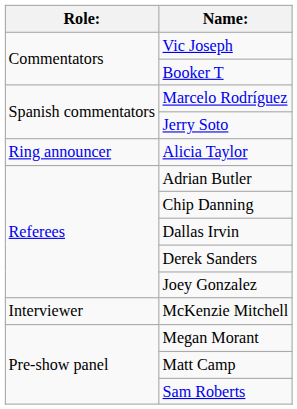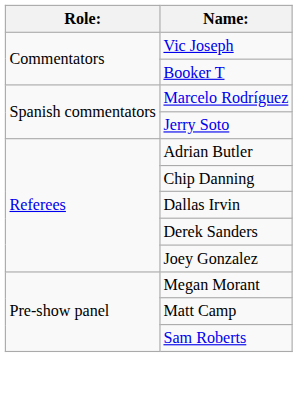- row: (205, 151)
- row: (225, 311)
